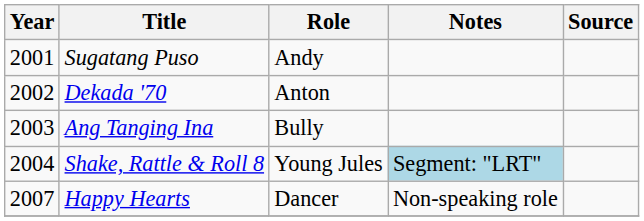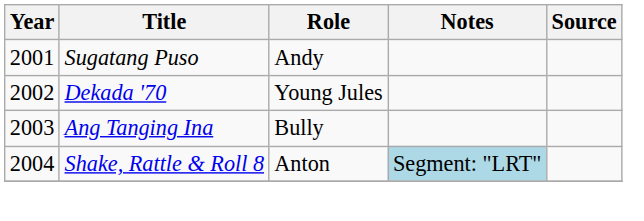(302, 92) Anton -> (328, 92) Young Jules
(328, 163) Young Jules -> (302, 163) Anton
- row: (127, 198)
